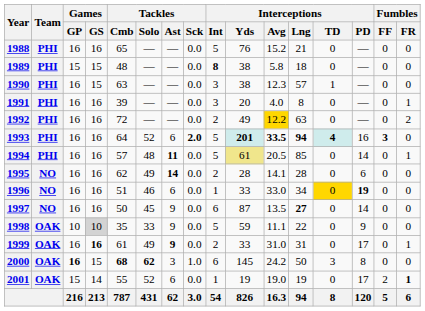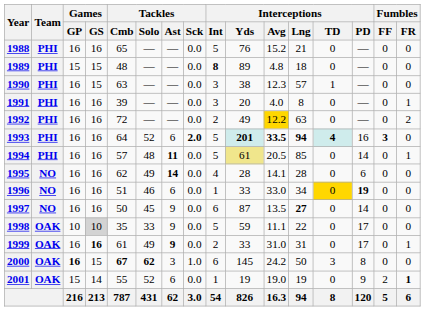(245, 66) 38 -> (245, 66) 89
(276, 66) 5.8 -> (276, 66) 4.8
(216, 173) 2 -> (216, 173) 4
(363, 226) 9 -> (363, 226) 17
(122, 262) 68 -> (122, 262) 67
(363, 279) 17 -> (363, 279) 9
